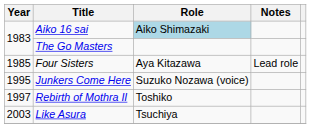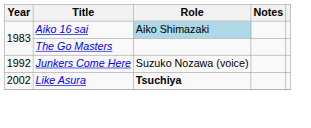- row: (64, 64)
(19, 81) 1995 -> (19, 64) 1992
- row: (81, 98)
(19, 115) 2003 -> (19, 81) 2002
(157, 115) normal -> (159, 81) bold
